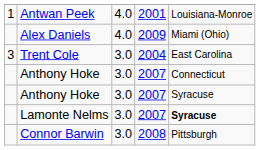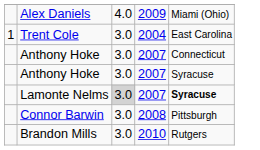- row: (57, 14)
(11, 54) 3 -> (11, 34) 1
(123, 114) no background -> (123, 94) lightgrey background
+ row: (58, 134)
